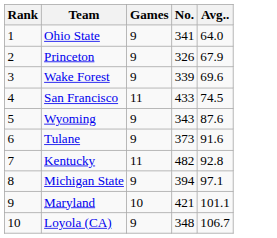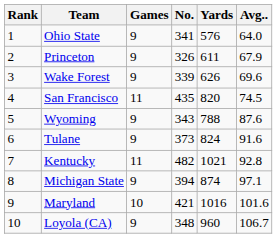+ column: (217, 14)
(184, 98) 433 -> (184, 98) 435
(215, 202) 101.1 -> (254, 202) 101.6
